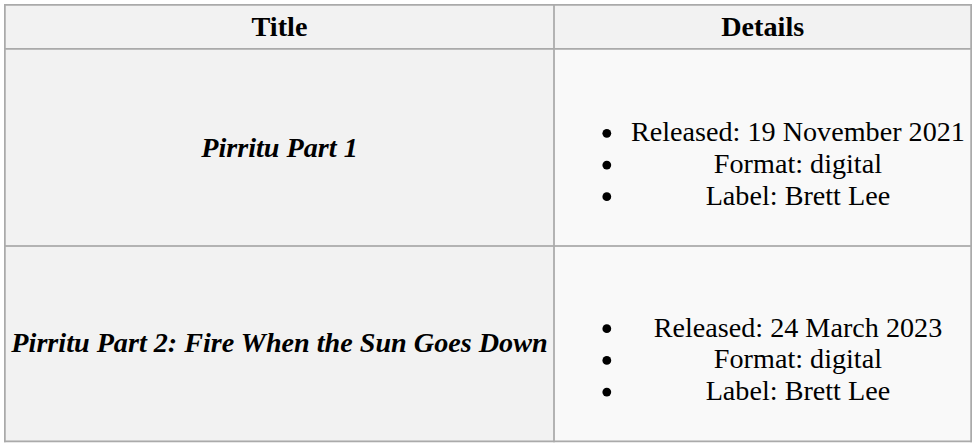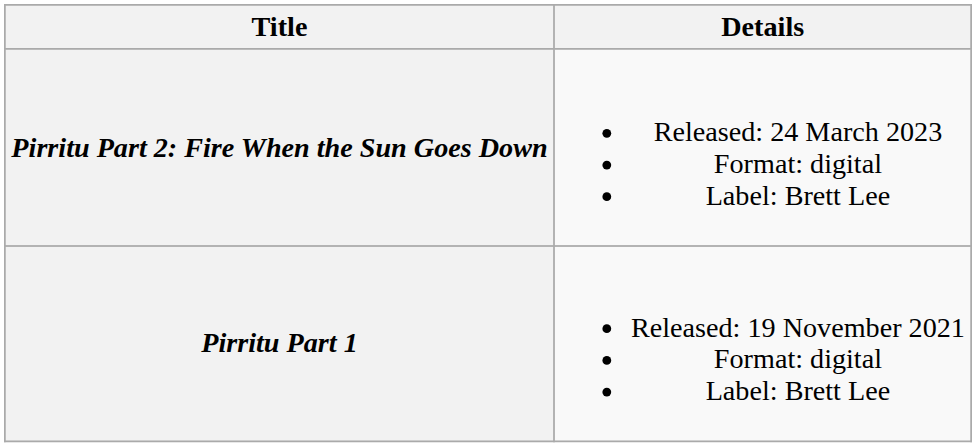rows swapped: (279, 147) <-> (279, 343)
